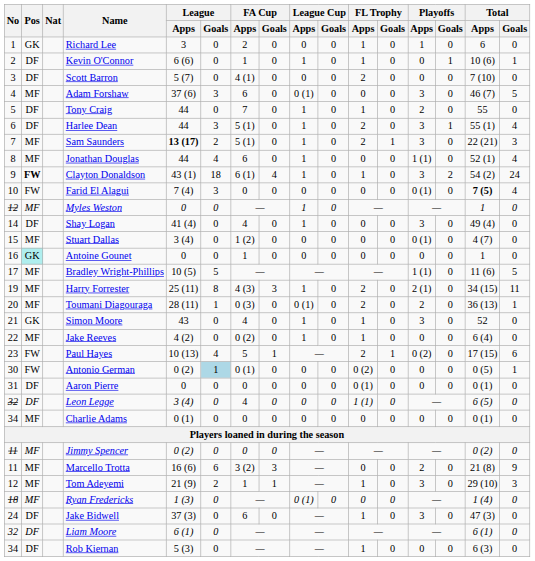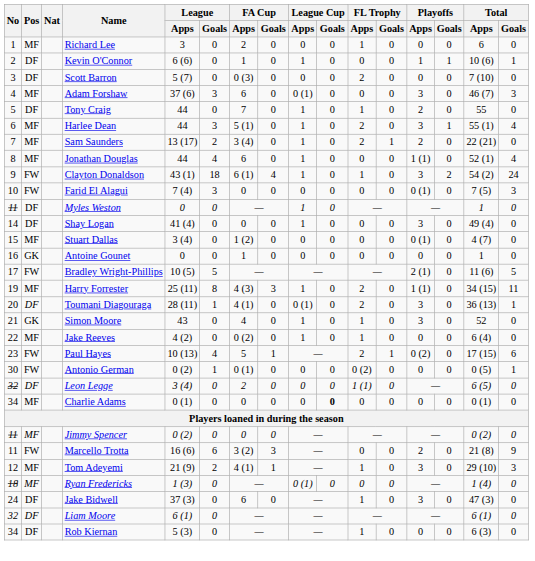(32, 45) GK -> (32, 45) MF
(422, 45) 1 -> (421, 45) 0
(363, 61) 1 -> (362, 61) 0
(422, 61) 0 -> (421, 61) 1
(245, 77) 4 (1) -> (244, 77) 0 (3)
(515, 93) 5 -> (514, 93) 3
(32, 126) DF -> (32, 126) MF
(184, 142) bold -> (182, 142) normal
(245, 142) 5 (1) -> (244, 142) 3 (4)
(422, 142) 3 -> (421, 142) 2
(515, 142) 3 -> (514, 142) 0
(32, 175) bold -> (32, 175) normal
(482, 191) bold -> (481, 191) normal
(515, 191) 4 -> (514, 191) 3
(13, 207) 12 -> (13, 207) 11
(32, 207) MF -> (32, 207) DF
(245, 223) 4 -> (244, 223) 0
(32, 256) paleturquoise background -> (32, 256) no background
(32, 272) MF -> (32, 272) FW
(422, 272) 1 (1) -> (421, 272) 2 (1)
(422, 288) 2 (1) -> (421, 288) 1 (1)
(32, 304) MF -> (32, 304) DF
(245, 304) 0 (3) -> (244, 304) 4 (1)
(422, 304) 2 -> (421, 304) 3
(216, 369) lightblue background -> (215, 369) no background
- row: (92, 386)
(245, 402) 4 -> (244, 386) 2
(333, 418) normal -> (332, 402) bold
(32, 467) MF -> (32, 451) FW
(245, 483) 1 -> (244, 467) 4 (1)
